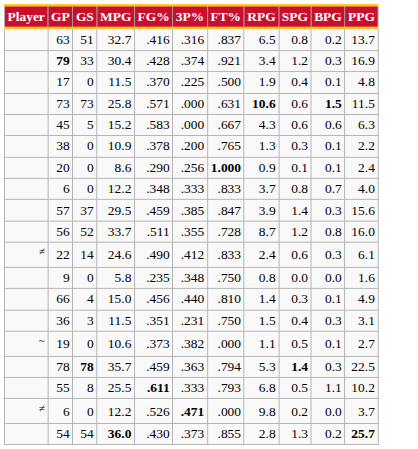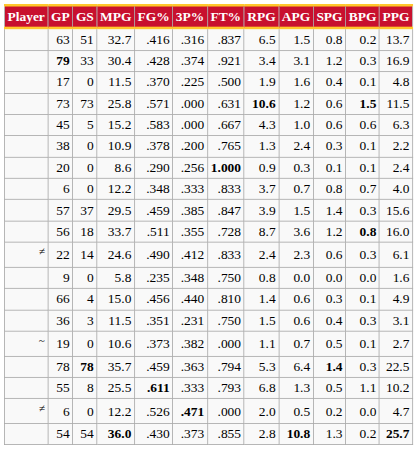+ column: (296, 16)
(87, 231) 52 -> (87, 231) 18
(333, 231) normal -> (368, 231) bold
(267, 411) 9.8 -> (267, 411) 2.0
(366, 411) 3.7 -> (401, 411) 4.7
